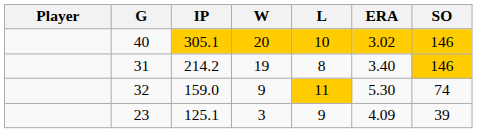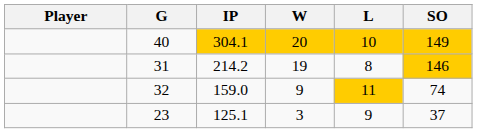- column: (382, 16)
(202, 41) 305.1 -> (231, 41) 304.1
(442, 41) 146 -> (437, 41) 149
(442, 115) 39 -> (437, 115) 37
